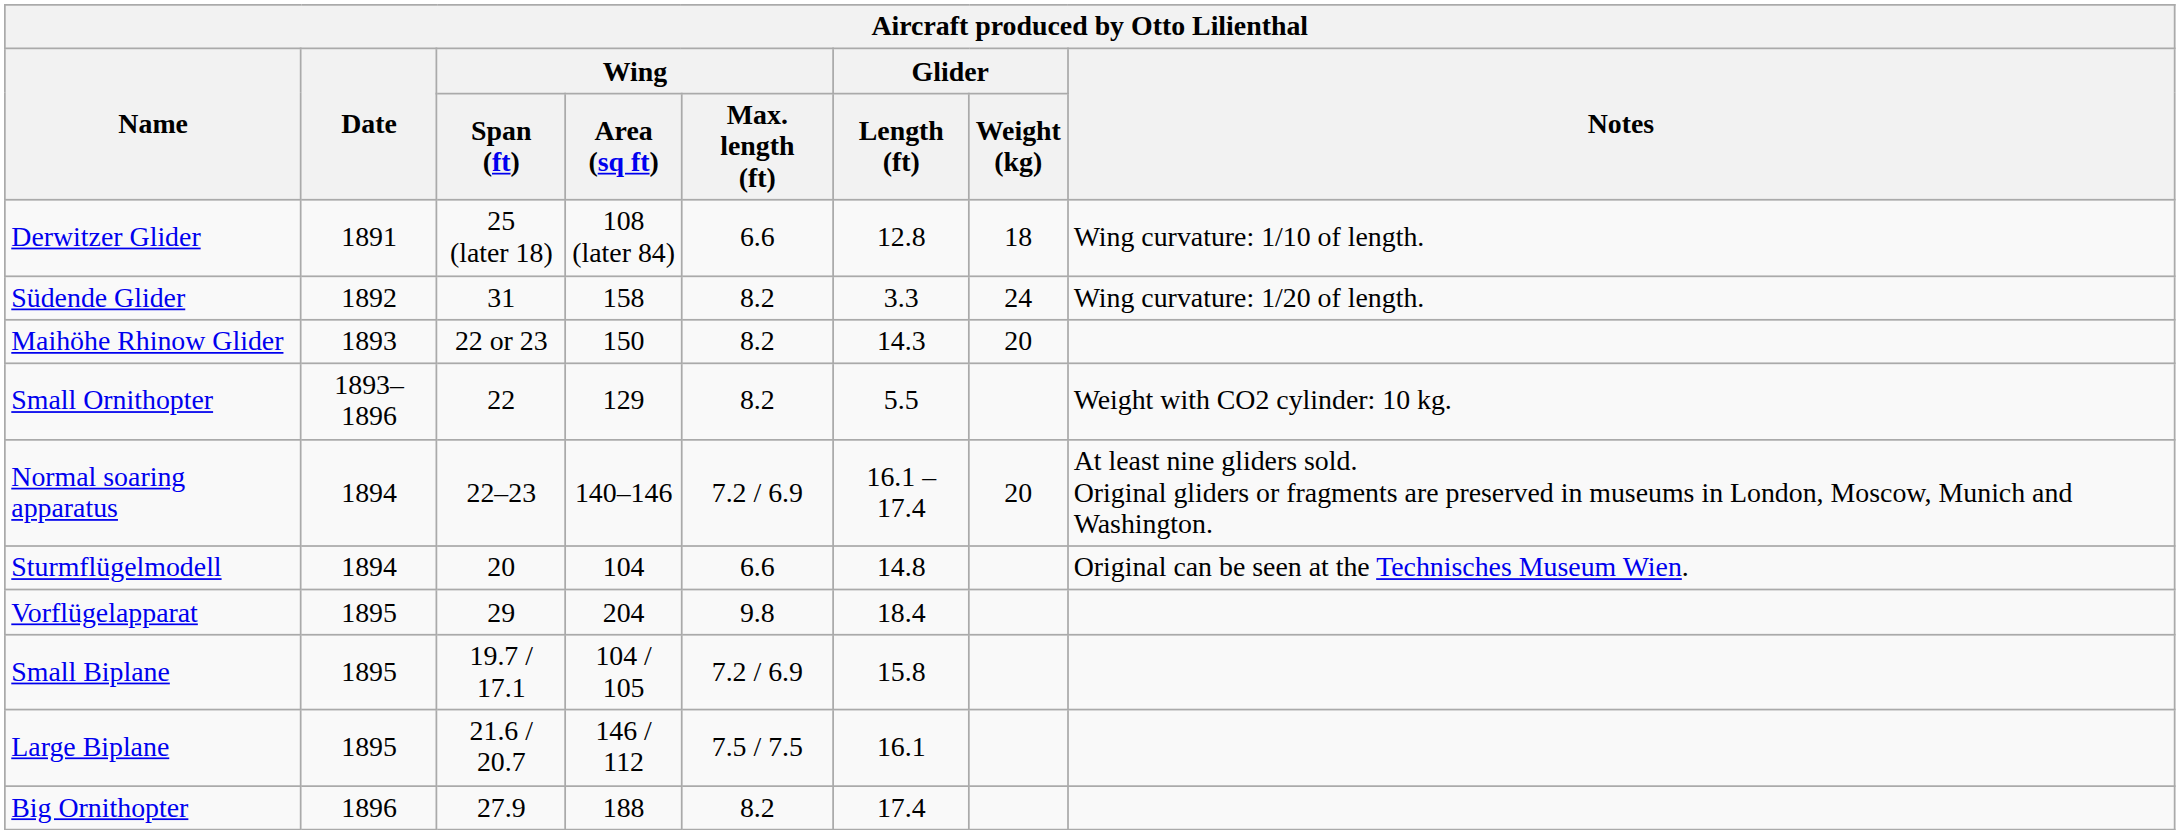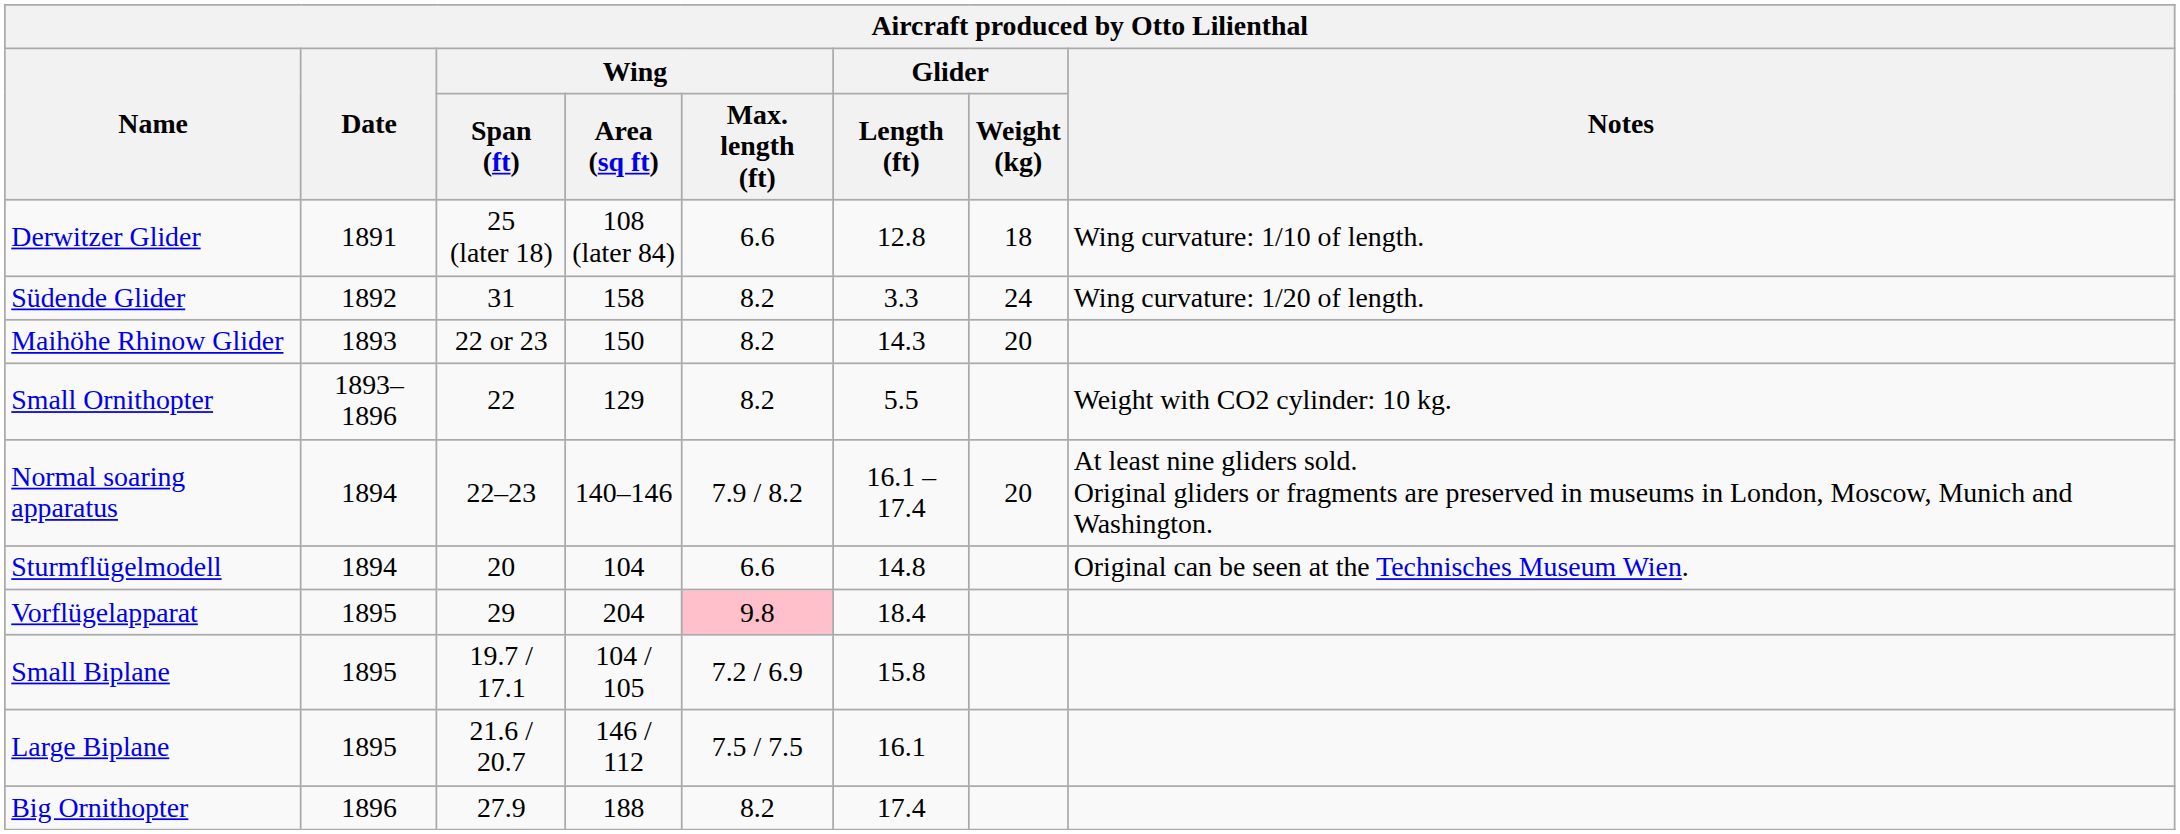(757, 492) 7.2 / 6.9 -> (757, 492) 7.9 / 8.2
(757, 611) no background -> (757, 611) pink background
